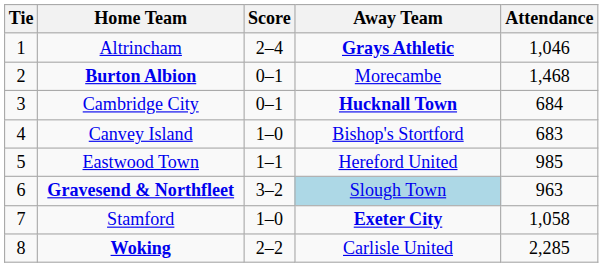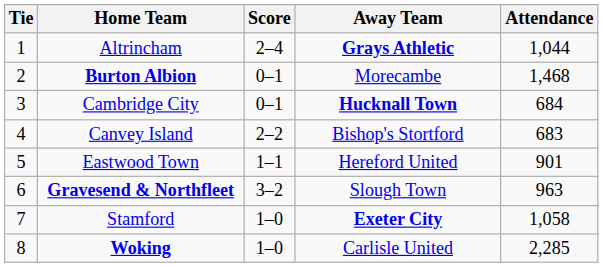(549, 47) 1,046 -> (549, 47) 1,044
(269, 133) 1–0 -> (269, 133) 2–2
(549, 162) 985 -> (549, 162) 901
(398, 190) lightblue background -> (398, 190) no background
(269, 248) 2–2 -> (269, 248) 1–0
